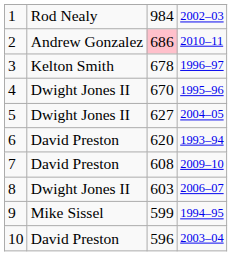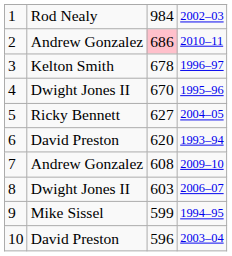(80, 115) Dwight Jones II -> (75, 115) Ricky Bennett
(75, 164) David Preston -> (87, 164) Andrew Gonzalez
